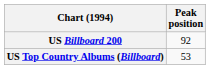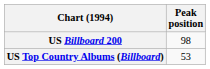(186, 40) 92 -> (186, 40) 98
